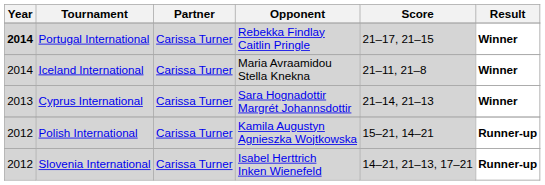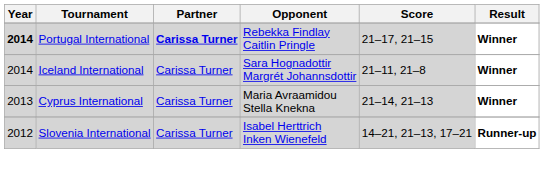(194, 39) normal -> (197, 39) bold
(285, 70) Maria Avraamidou Stella Knekna -> (300, 70) Sara Hognadottir Margrét Johannsdottir
(295, 102) Sara Hognadottir Margrét Johannsdottir -> (290, 102) Maria Avraamidou Stella Knekna
- row: (88, 133)
